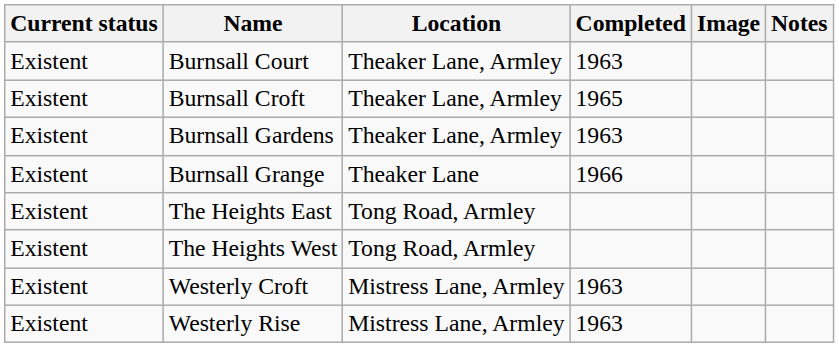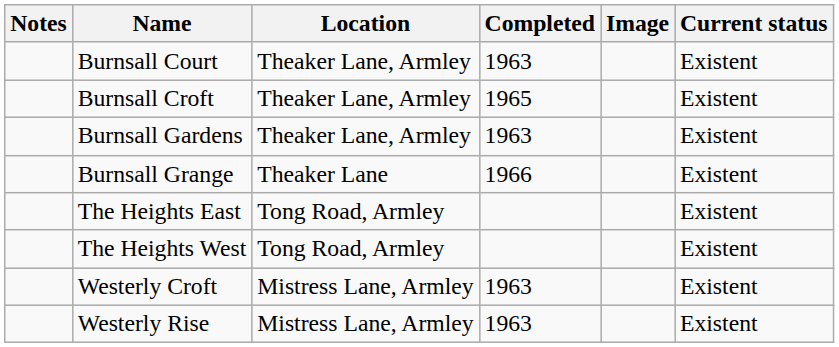columns swapped: (84, 23) <-> (799, 23)
